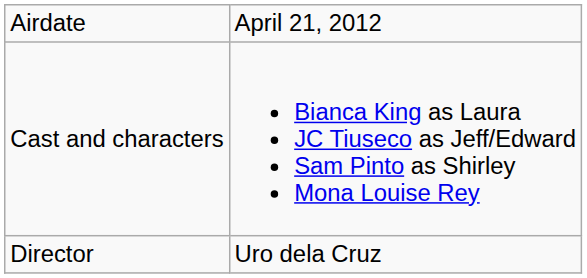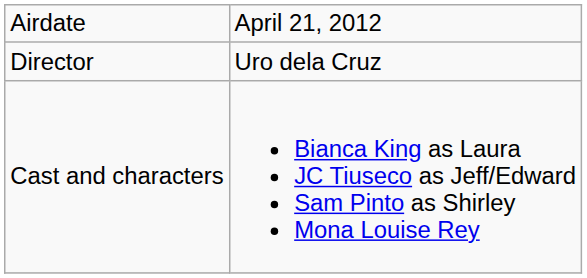rows swapped: (52, 253) <-> (117, 138)
